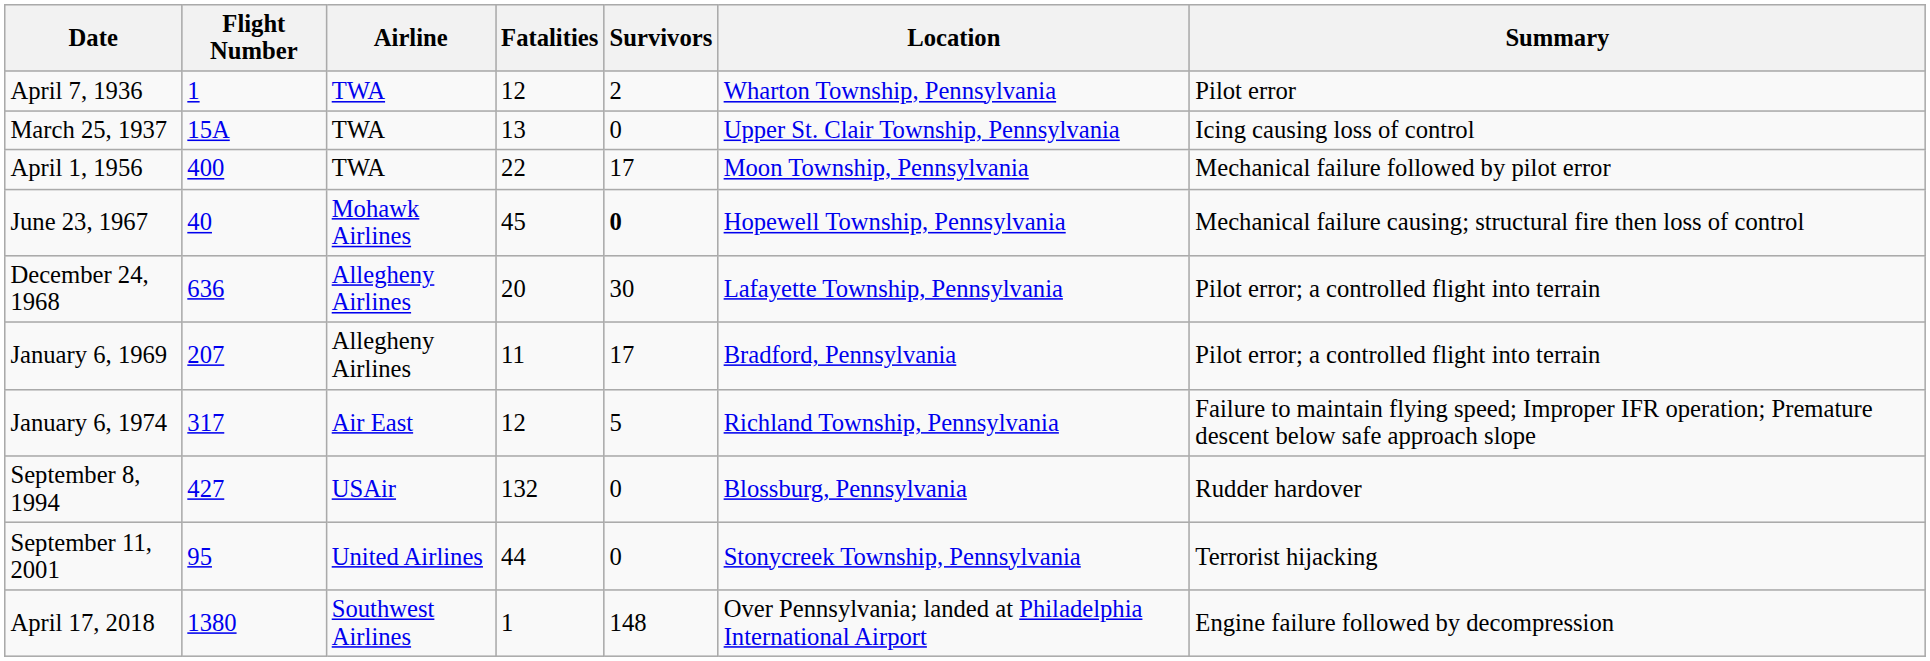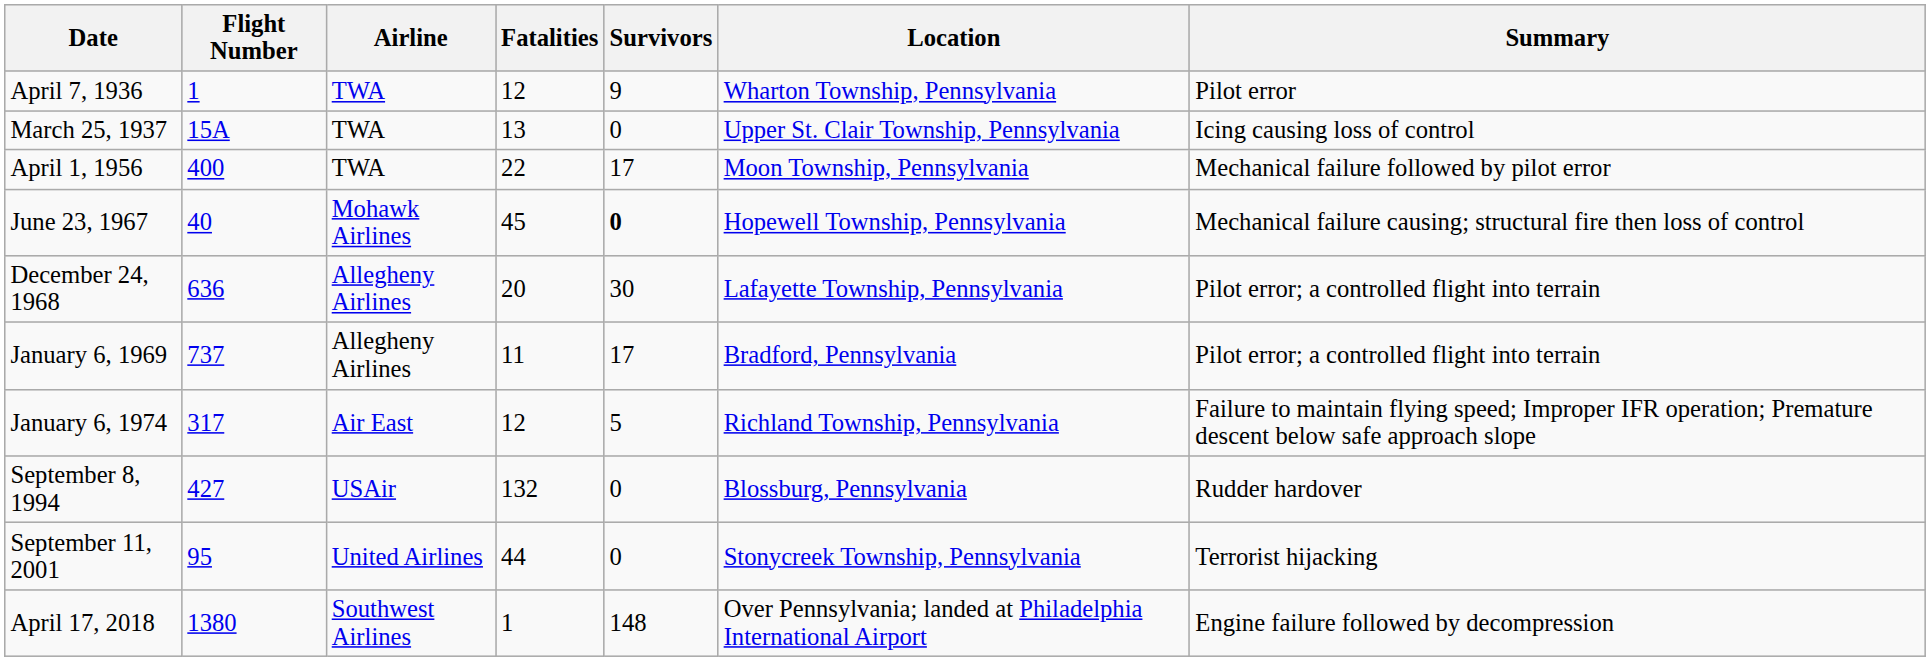(616, 90) 2 -> (616, 90) 9
(206, 355) 207 -> (206, 355) 737
